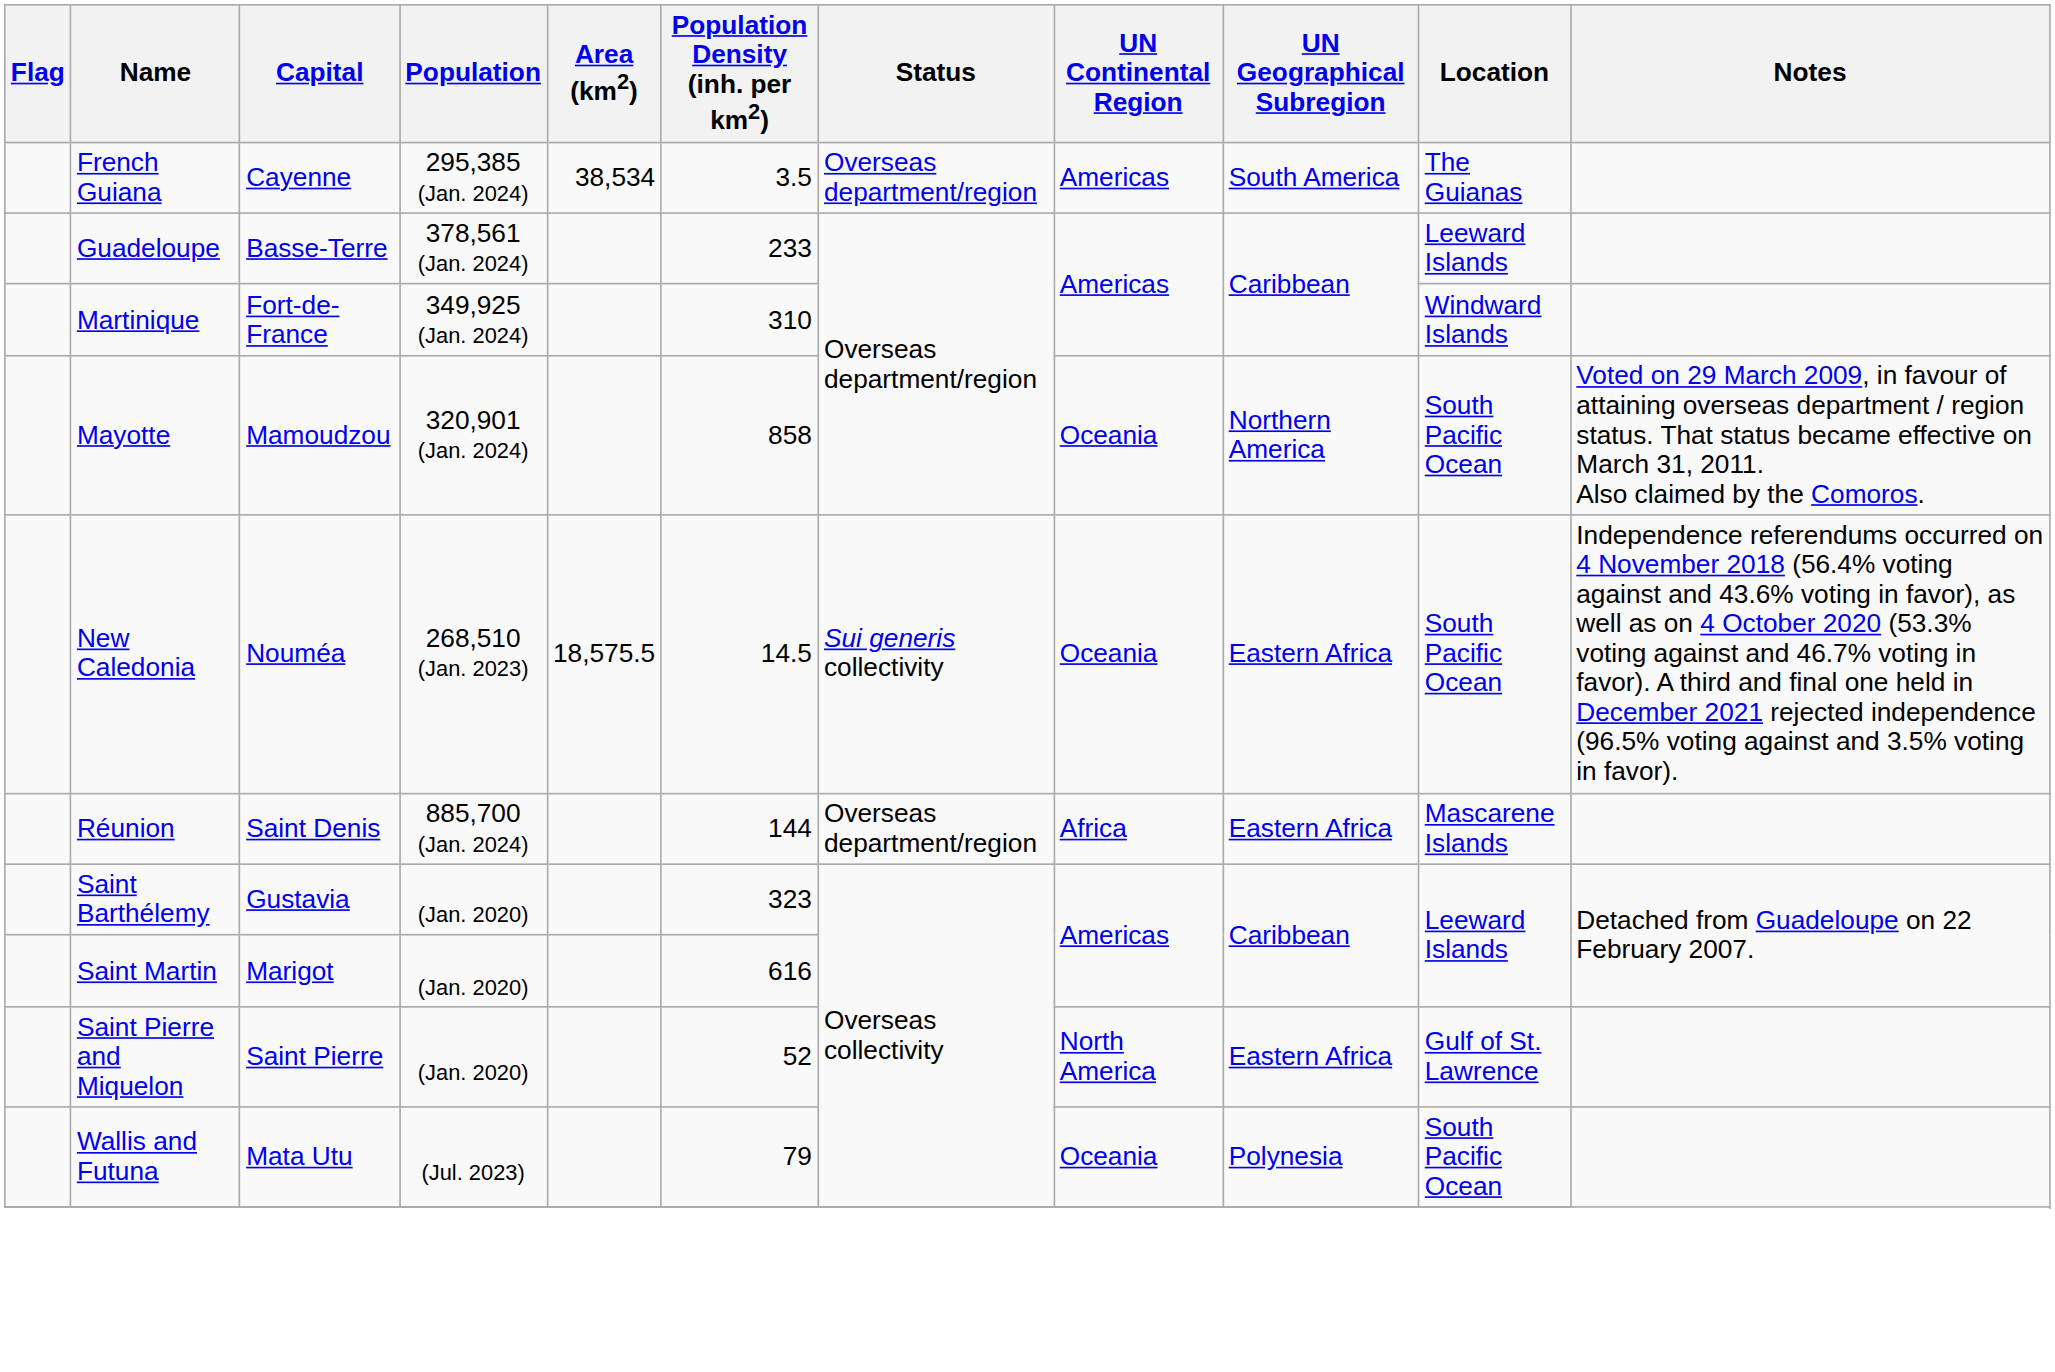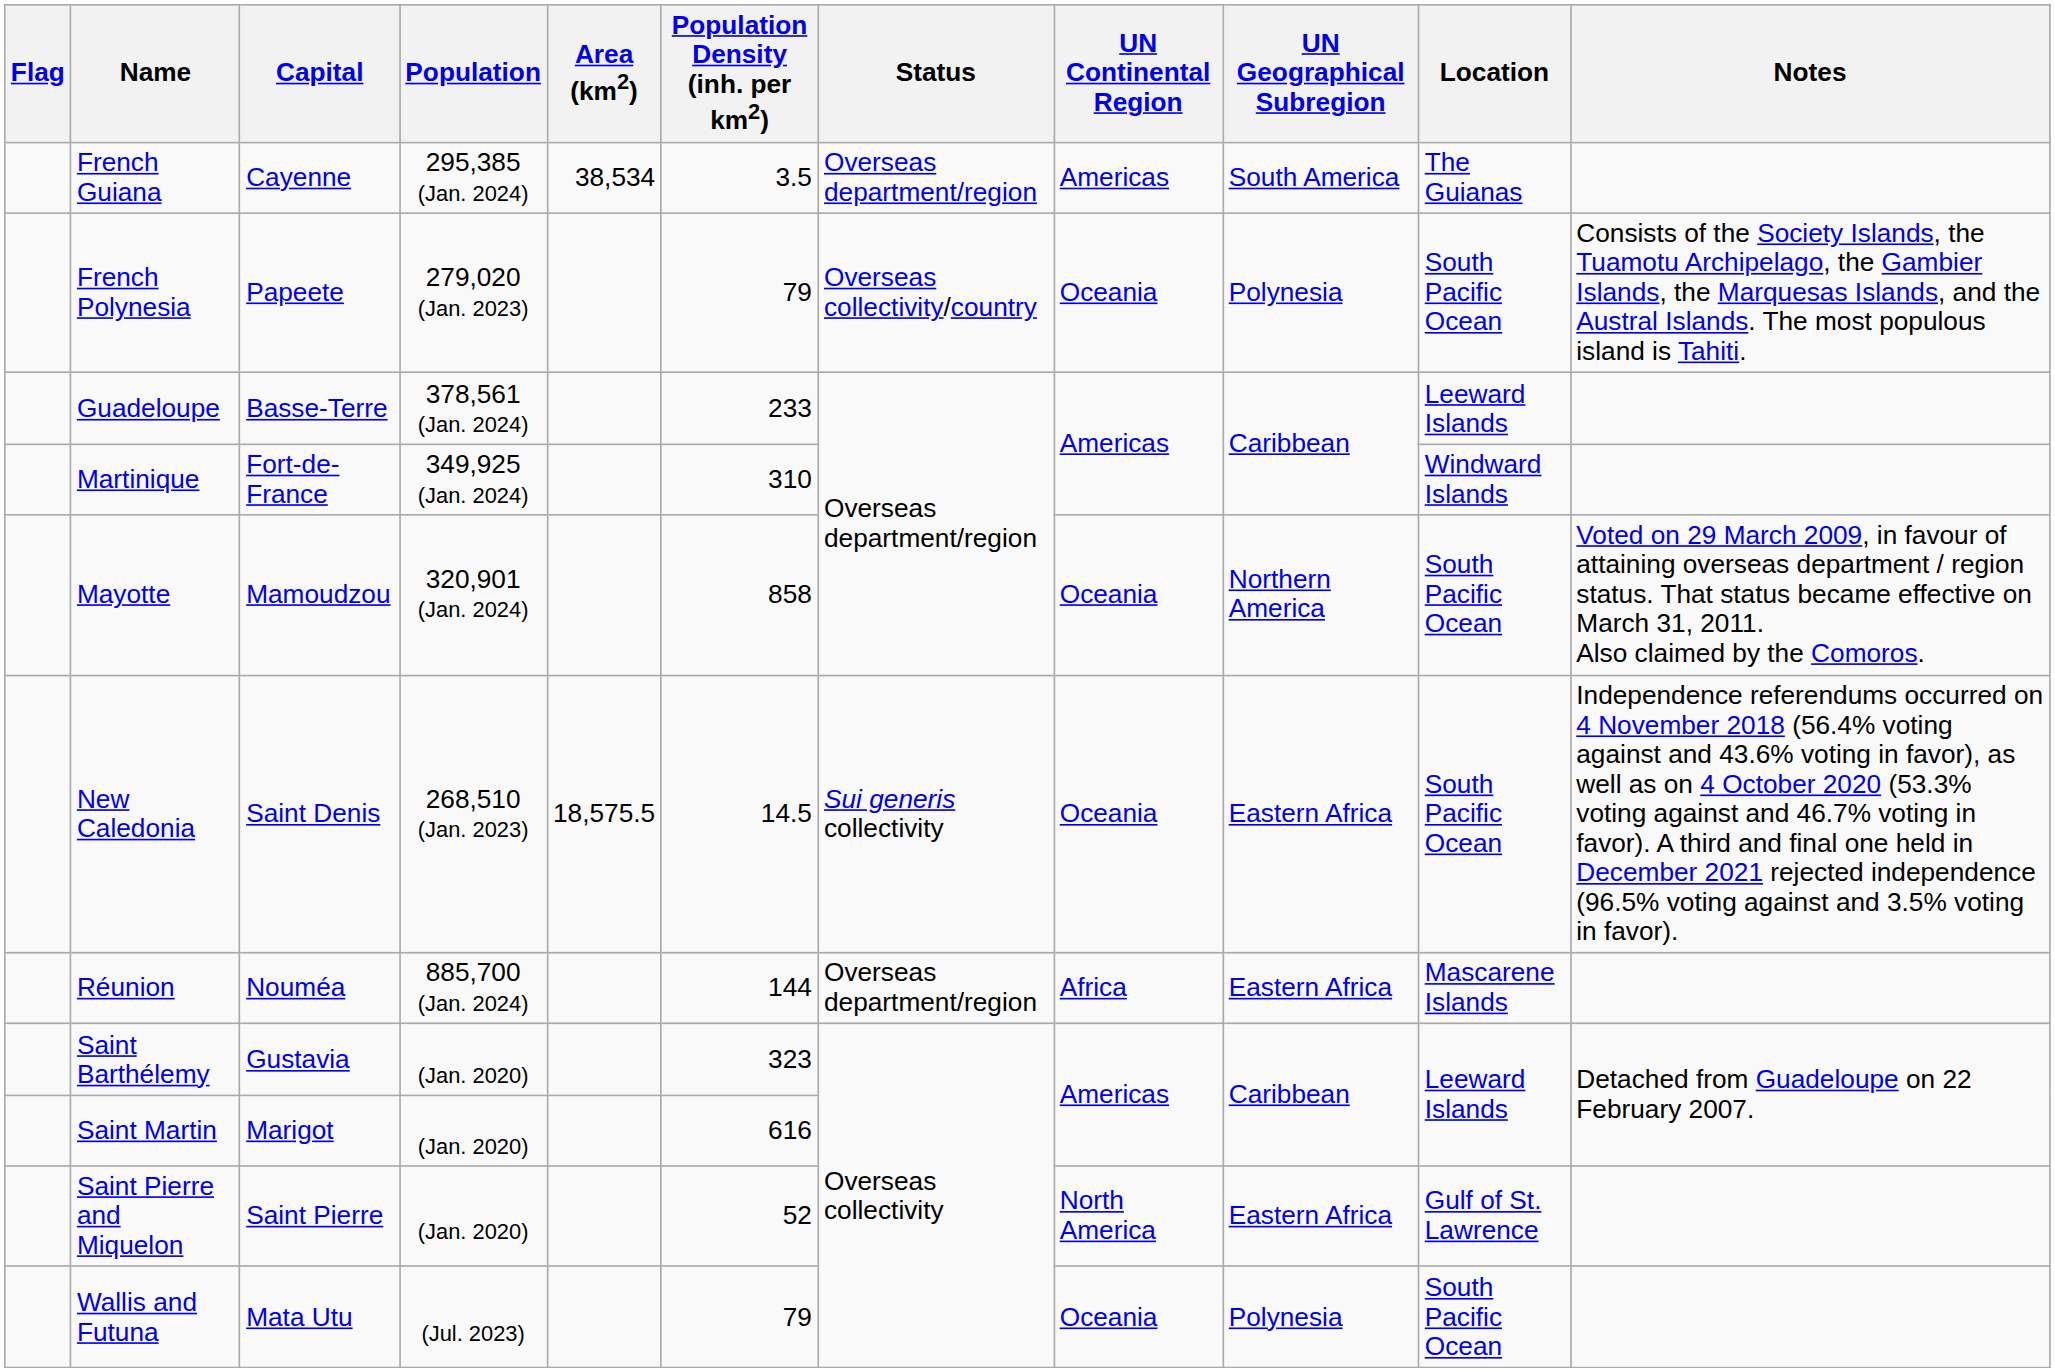+ row: (134, 292)
(296, 653) Nouméa -> (313, 813) Saint Denis
(313, 828) Saint Denis -> (296, 987) Nouméa
